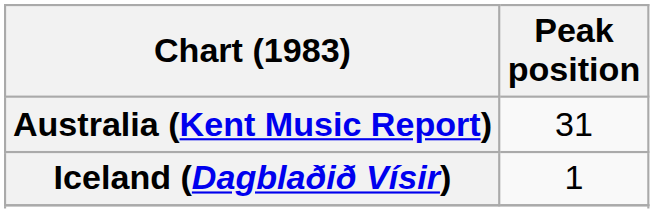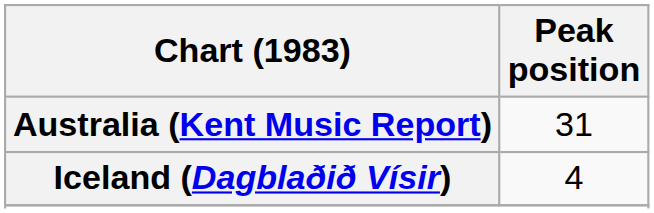(574, 177) 1 -> (574, 177) 4
